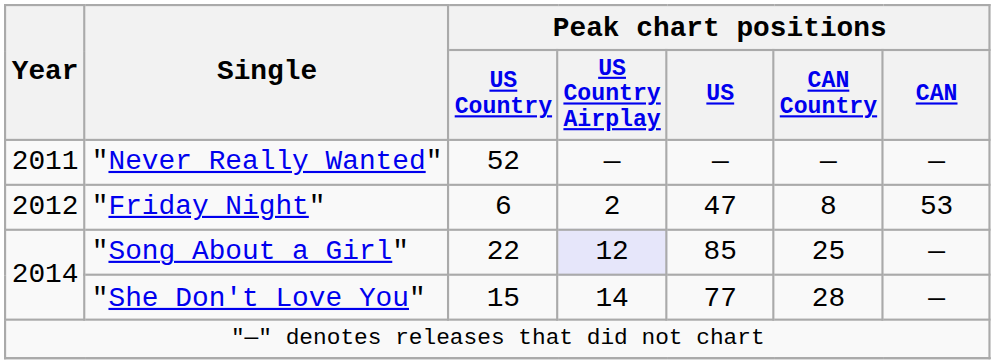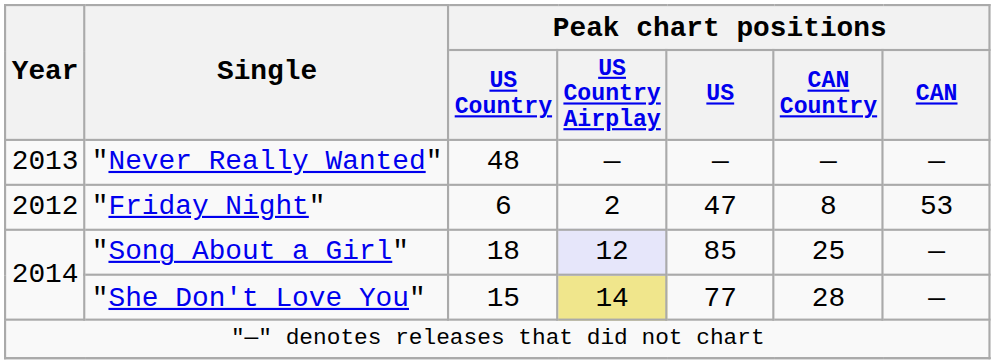(45, 161) 2011 -> (45, 161) 2013
(503, 161) 52 -> (503, 161) 48
(503, 252) 22 -> (503, 252) 18
(612, 298) no background -> (612, 298) khaki background
